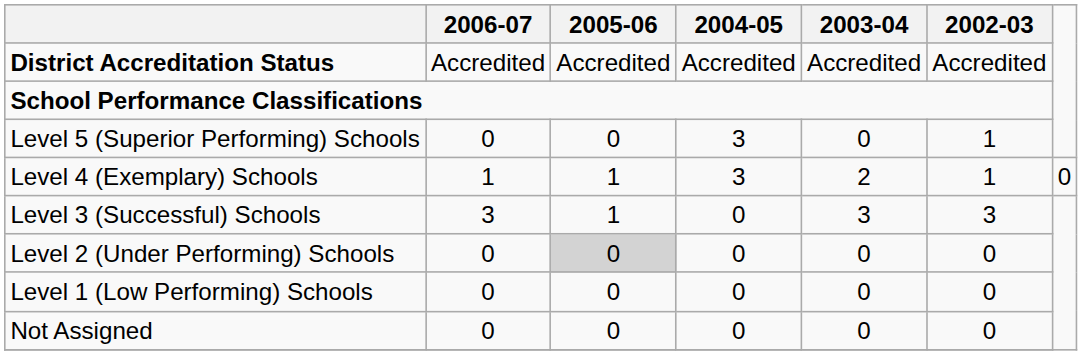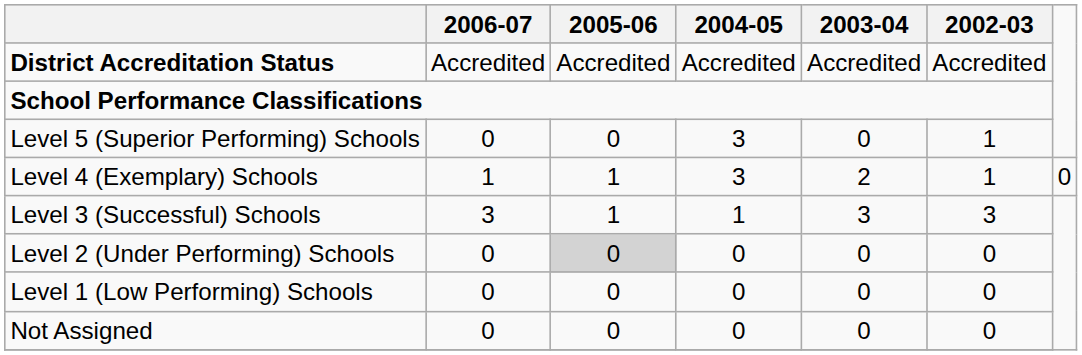(739, 215) 0 -> (739, 215) 1
